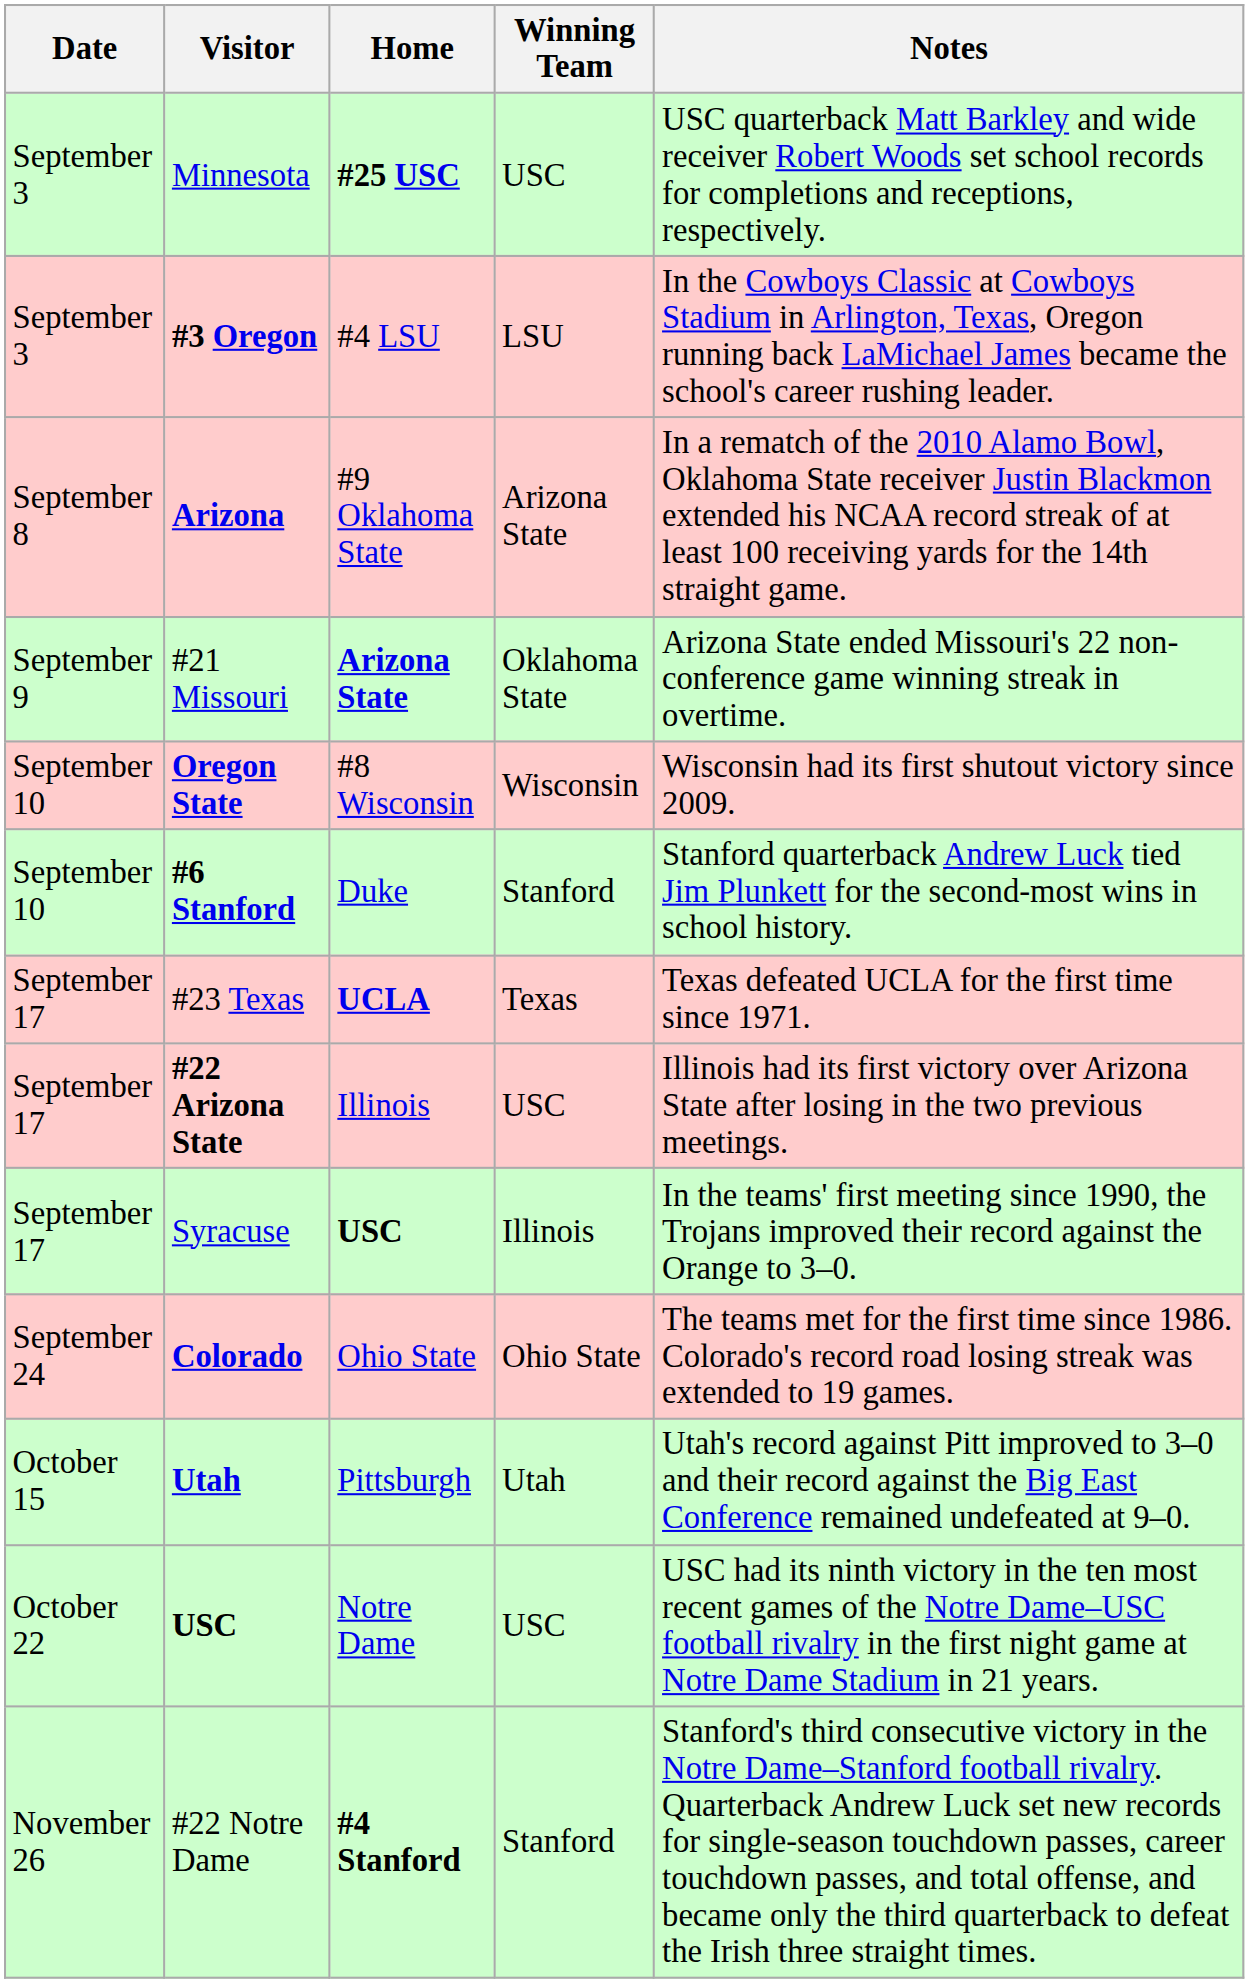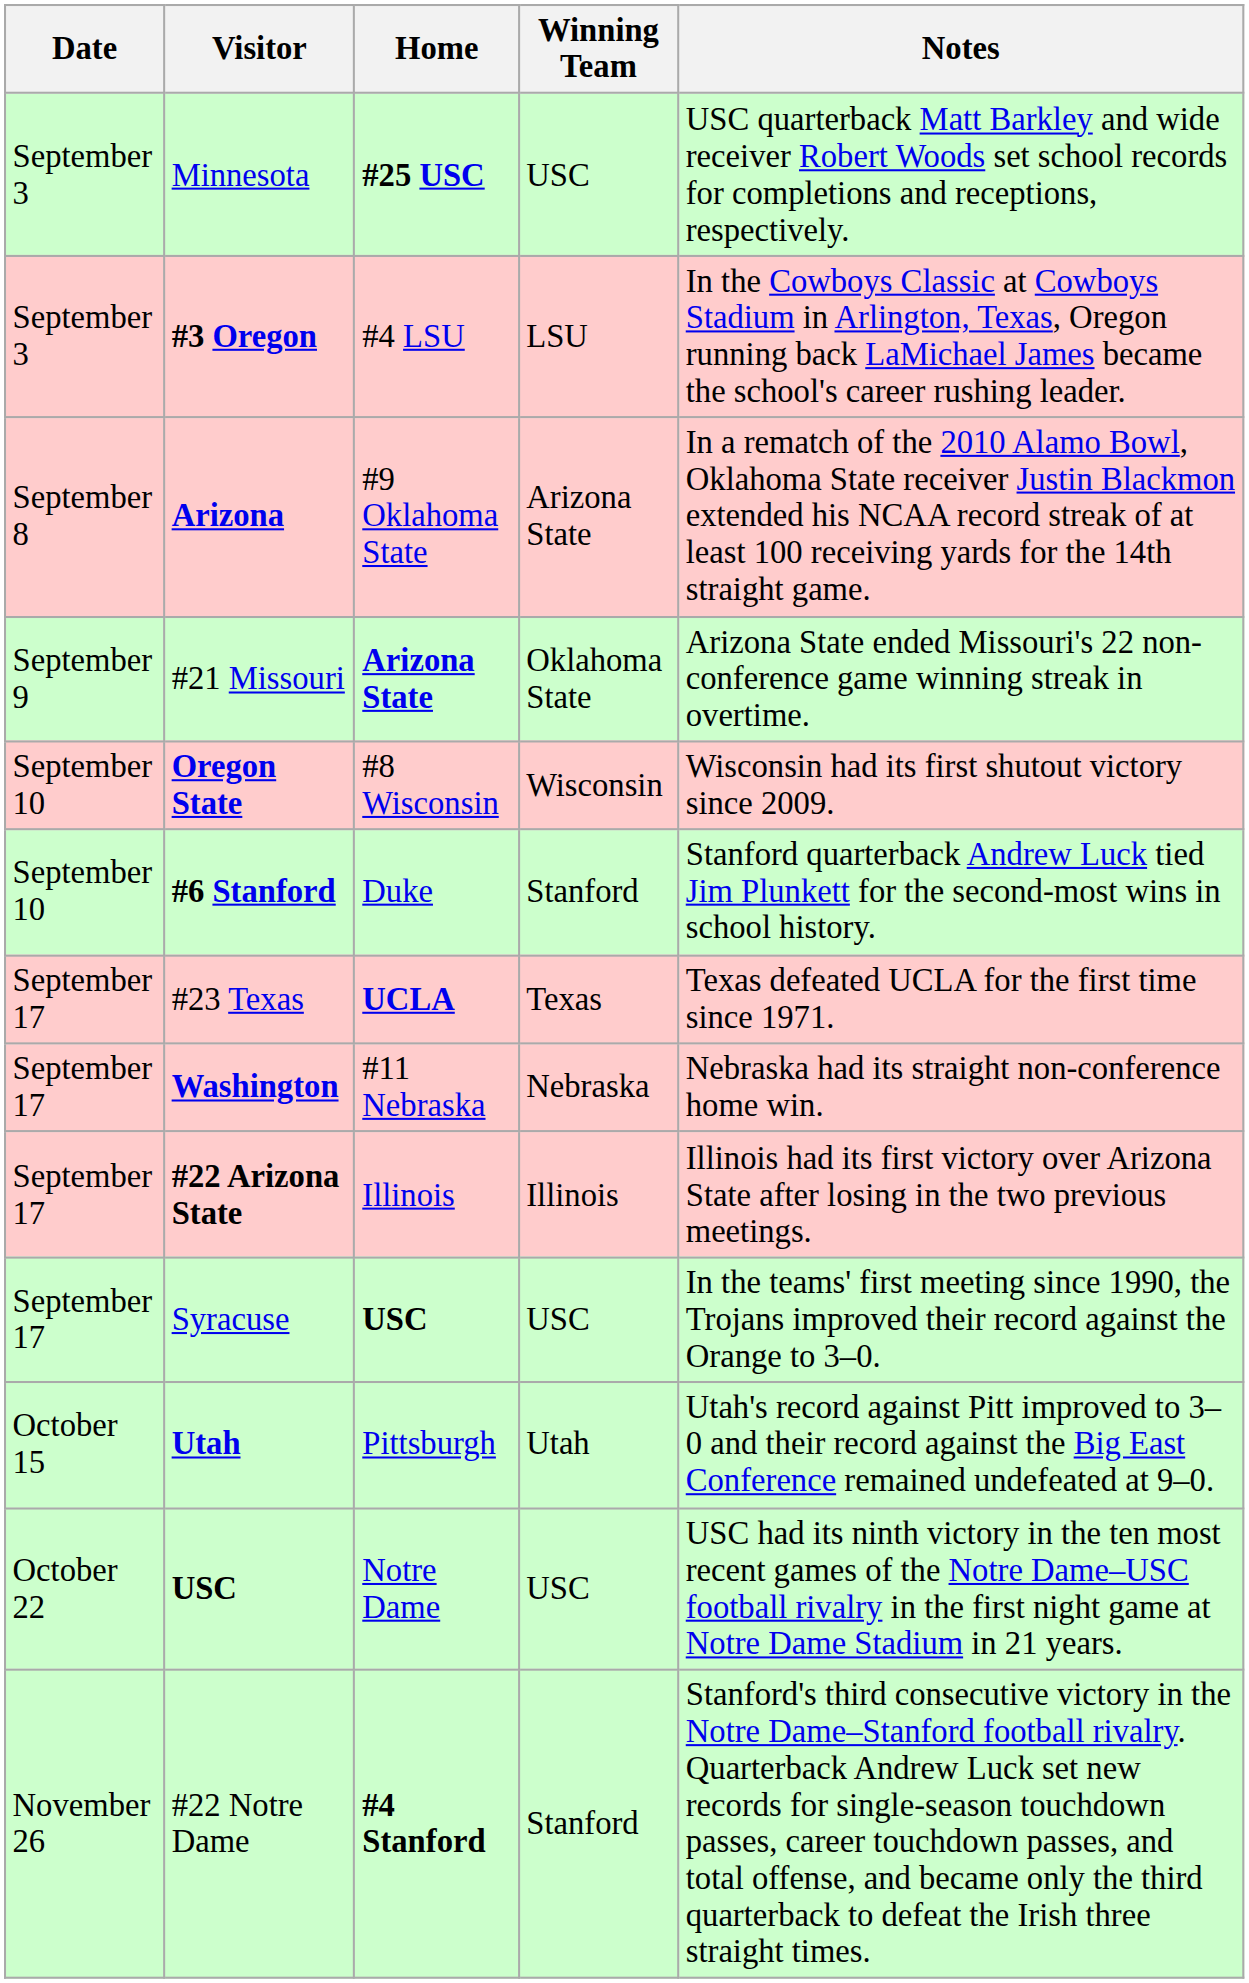+ row: (255, 1087)
(534, 1105) USC -> (572, 1193) Illinois
(548, 1230) Illinois -> (558, 1319) USC
- row: (237, 1355)
